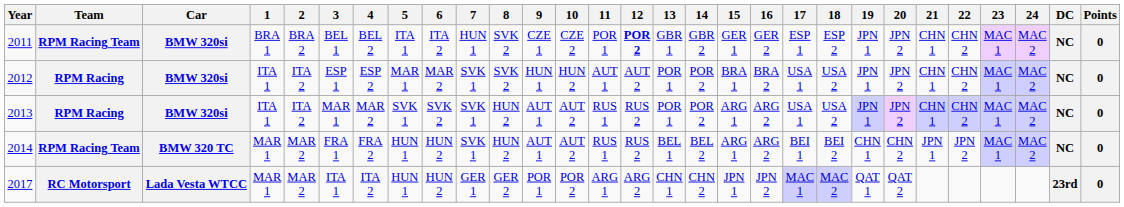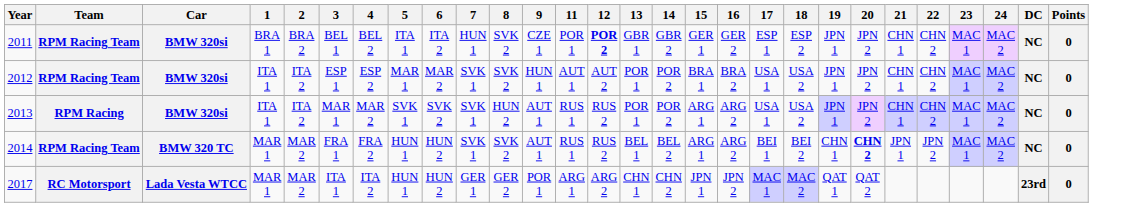- column: (572, 14)
(89, 77) RPM Racing -> (89, 77) RPM Racing Team
(506, 148) HUN 2 -> (506, 148) SVK 2
(900, 148) normal -> (868, 148) bold
